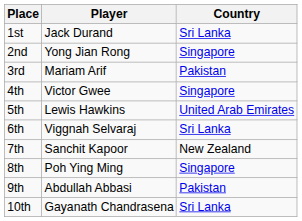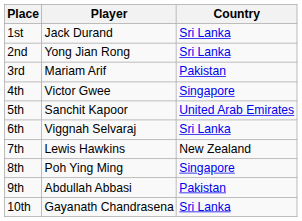(207, 52) Singapore -> (205, 52) Sri Lanka
(85, 110) Lewis Hawkins -> (86, 110) Sanchit Kapoor
(86, 149) Sanchit Kapoor -> (85, 149) Lewis Hawkins
